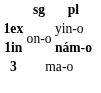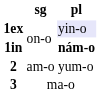(69, 28) no background -> (72, 28) lavender background
+ row: (13, 66)
